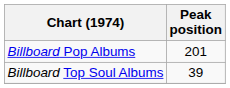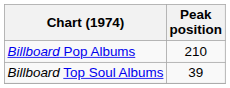(196, 51) 201 -> (196, 51) 210
